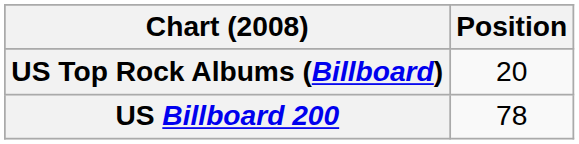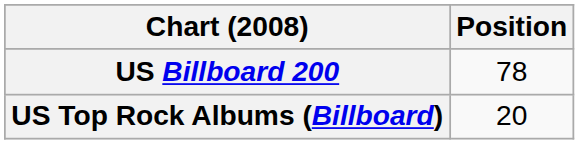rows swapped: (227, 116) <-> (227, 71)
